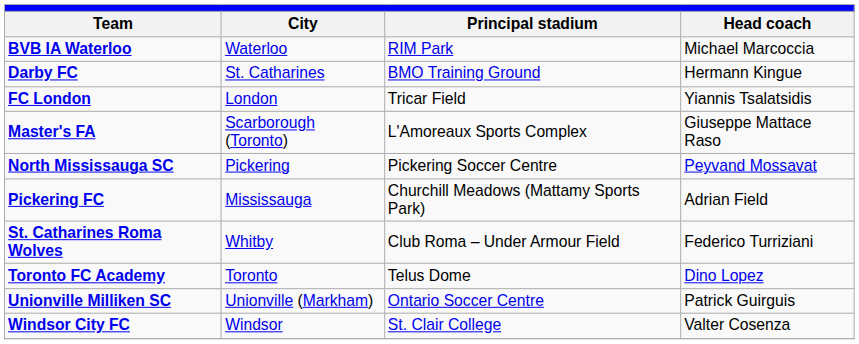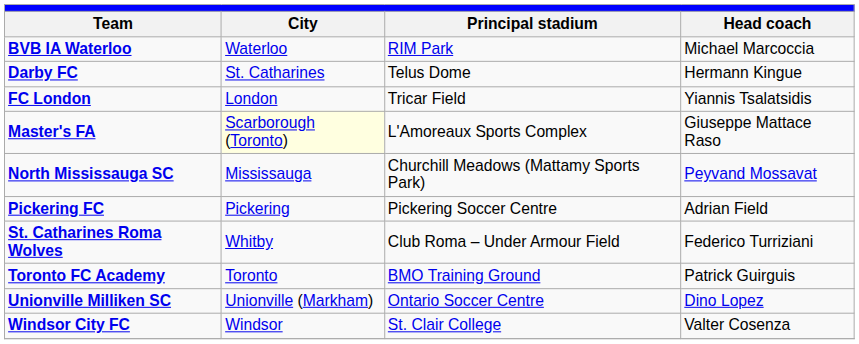(464, 73) BMO Training Ground -> (429, 73) Telus Dome
(270, 132) no background -> (270, 132) lightyellow background
(257, 166) Pickering -> (268, 174) Mississauga
(472, 166) Pickering Soccer Centre -> (514, 174) Churchill Meadows (Mattamy Sports Park)
(268, 199) Mississauga -> (257, 208) Pickering
(514, 199) Churchill Meadows (Mattamy Sports Park) -> (472, 208) Pickering Soccer Centre
(429, 276) Telus Dome -> (464, 276) BMO Training Ground
(724, 276) Dino Lopez -> (740, 276) Patrick Guirguis
(740, 300) Patrick Guirguis -> (724, 300) Dino Lopez
